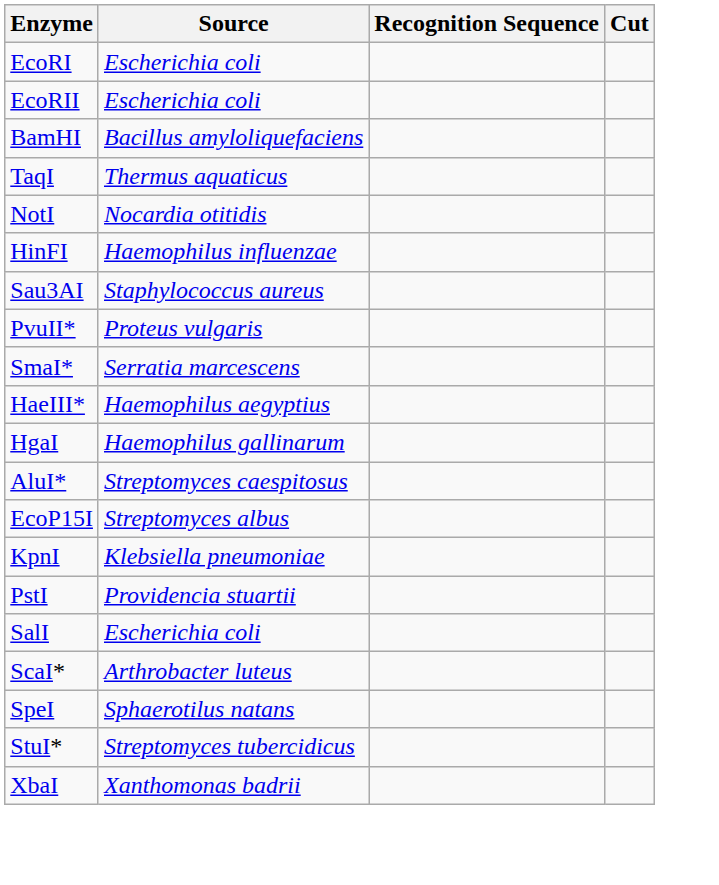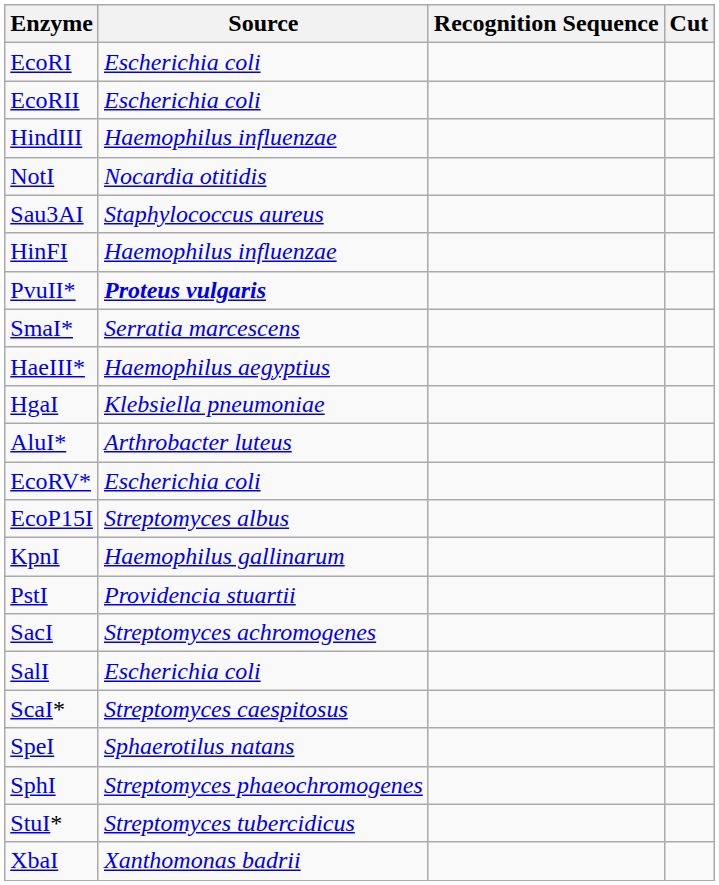- row: (46, 137)
+ row: (46, 137)
- row: (32, 175)
rows swapped: (39, 251) <-> (47, 289)
(183, 328) normal -> (185, 289) bold
(224, 442) Haemophilus gallinarum -> (214, 404) Klebsiella pneumoniae
(226, 480) Streptomyces caespitosus -> (198, 442) Arthrobacter luteus
+ row: (51, 480)
(214, 556) Klebsiella pneumoniae -> (224, 556) Haemophilus gallinarum
+ row: (32, 632)
(198, 670) Arthrobacter luteus -> (226, 708) Streptomyces caespitosus
+ row: (33, 784)
